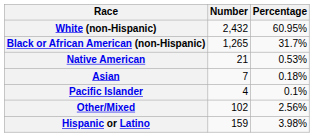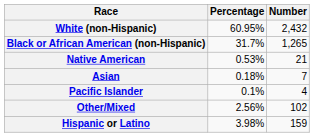columns swapped: (229, 12) <-> (280, 12)
